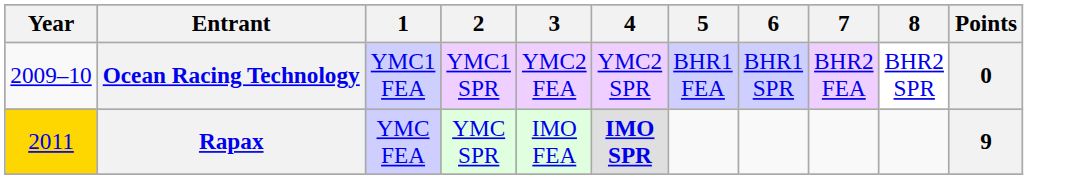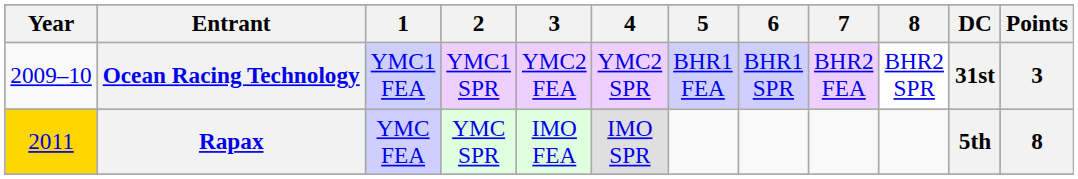+ column: (975, 23)
(986, 75) 0 -> (1037, 75) 3
(630, 141) bold -> (630, 141) normal
(986, 141) 9 -> (1037, 141) 8
